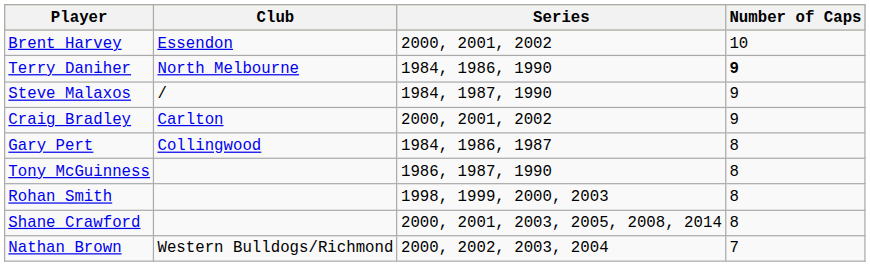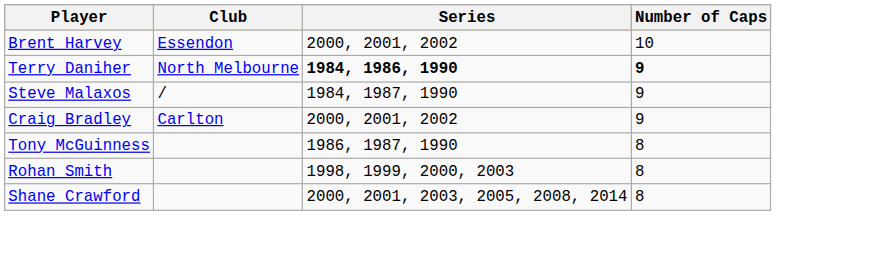(476, 69) normal -> (382, 69) bold
- row: (51, 146)
- row: (65, 248)
